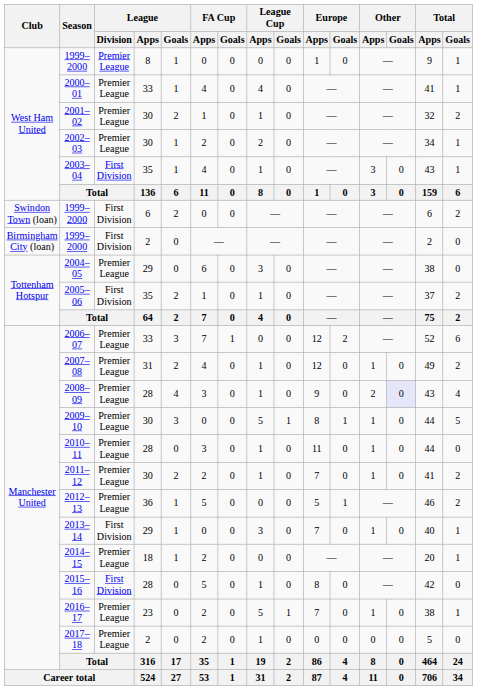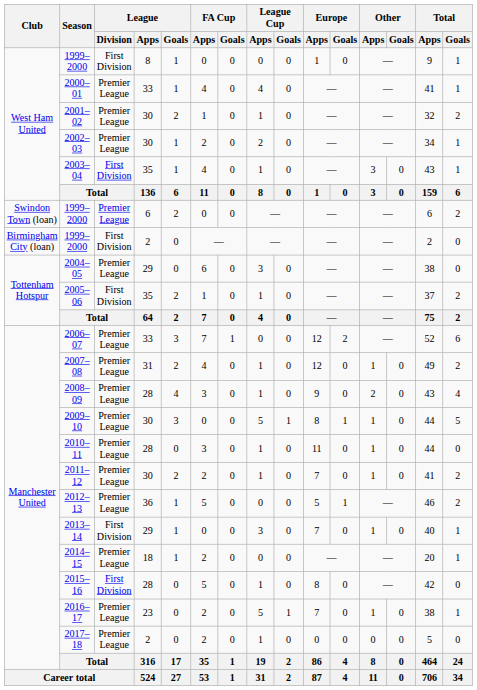(114, 61) Premier League -> (114, 61) First Division
(114, 214) First Division -> (114, 214) Premier League
(401, 394) lavender background -> (401, 394) no background
